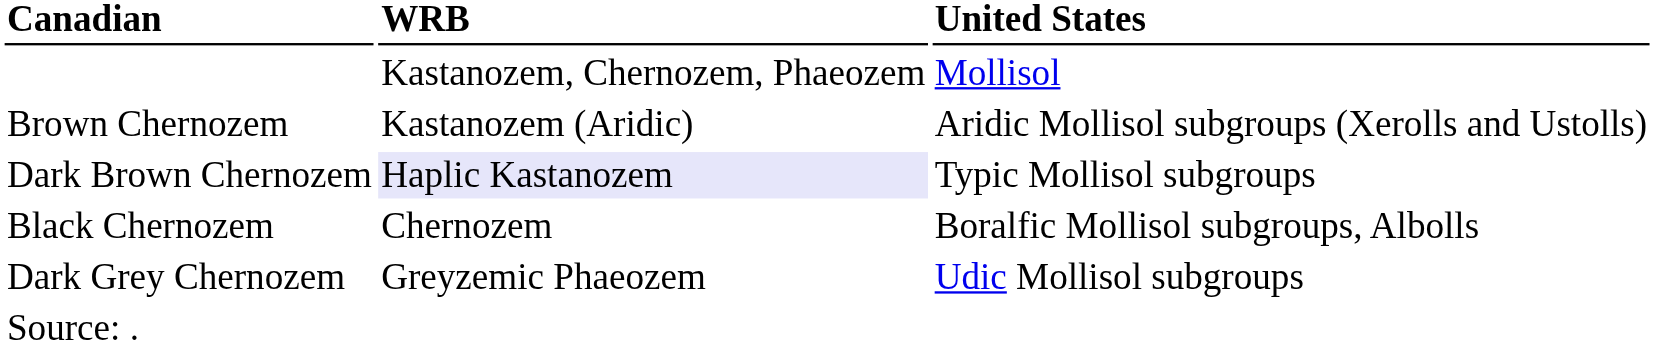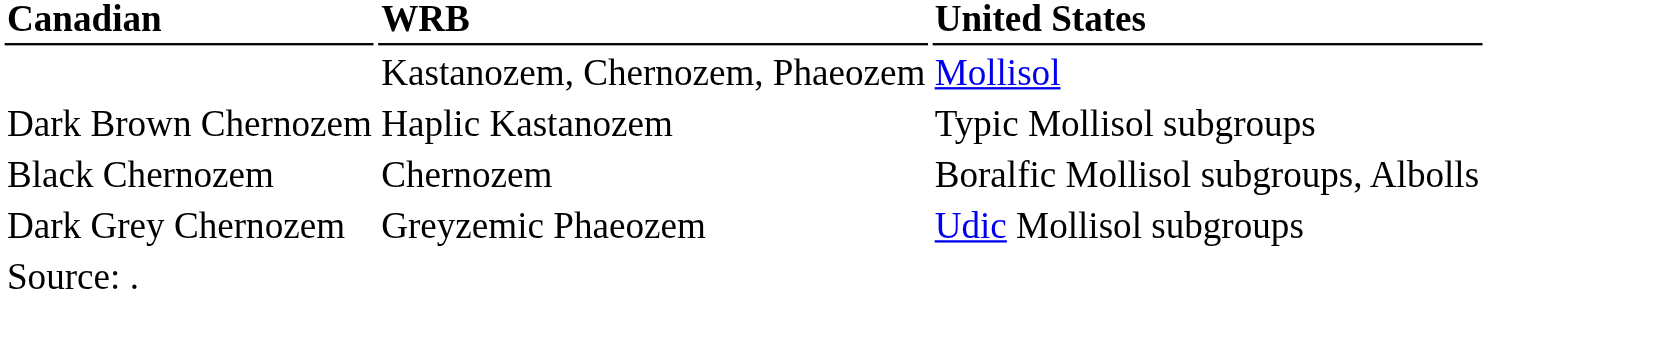- row: (148, 123)
(527, 174) lavender background -> (527, 123) no background
